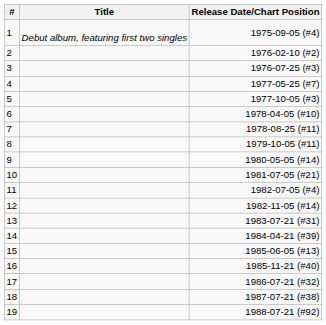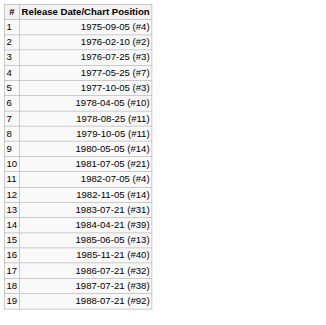- column: (104, 12)
